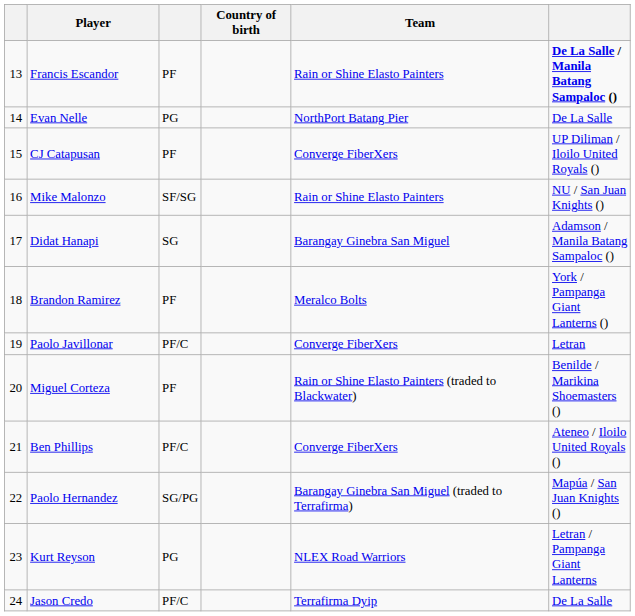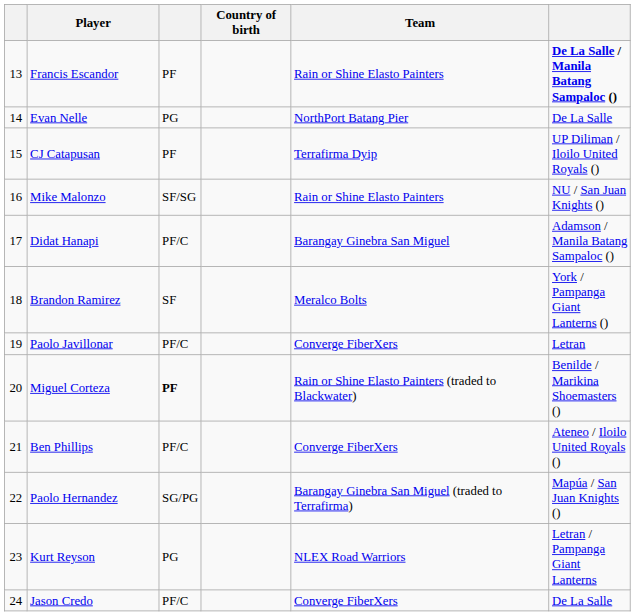(346, 153) Converge FiberXers -> (336, 153) Terrafirma Dyip
(170, 241) SG -> (175, 241) PF/C
(169, 300) PF -> (169, 300) SF
(169, 387) normal -> (170, 387) bold
(336, 600) Terrafirma Dyip -> (346, 600) Converge FiberXers
